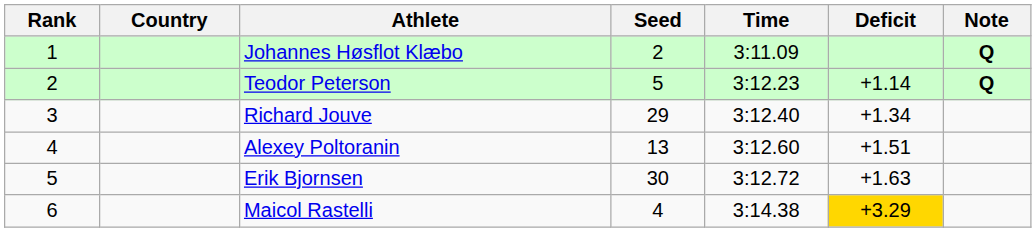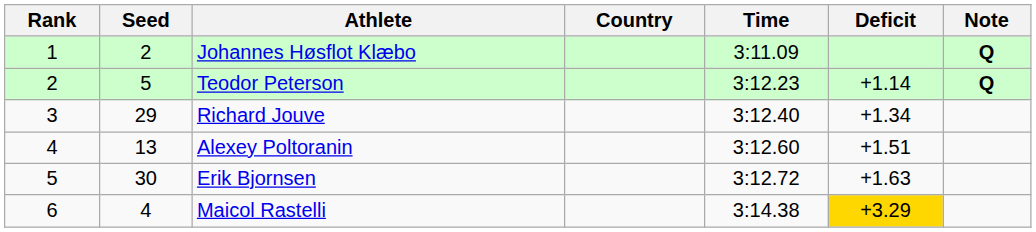columns swapped: (658, 20) <-> (169, 20)
